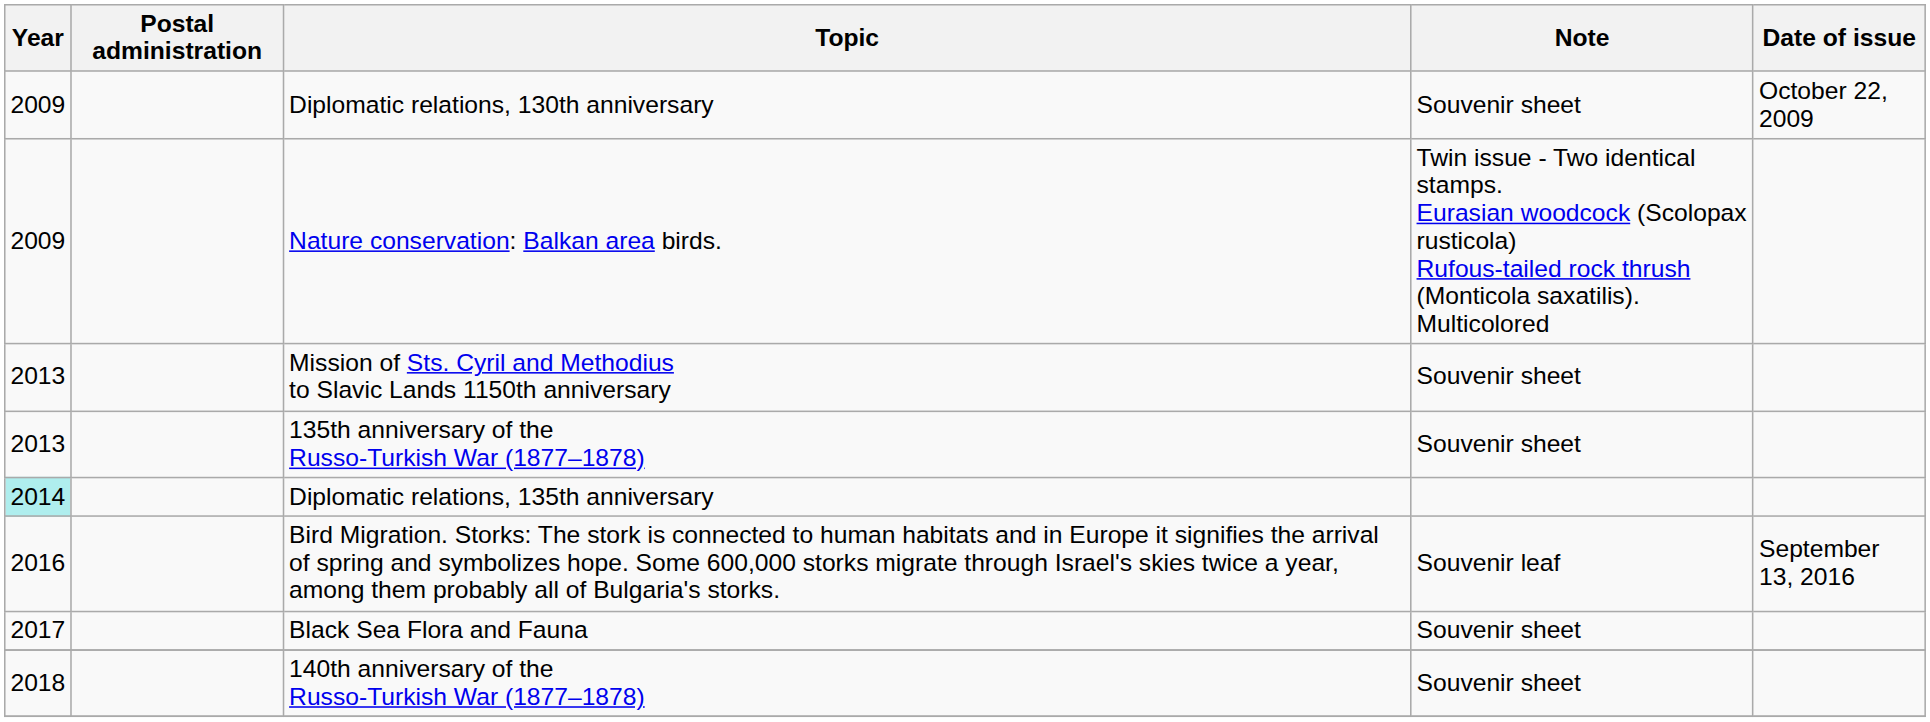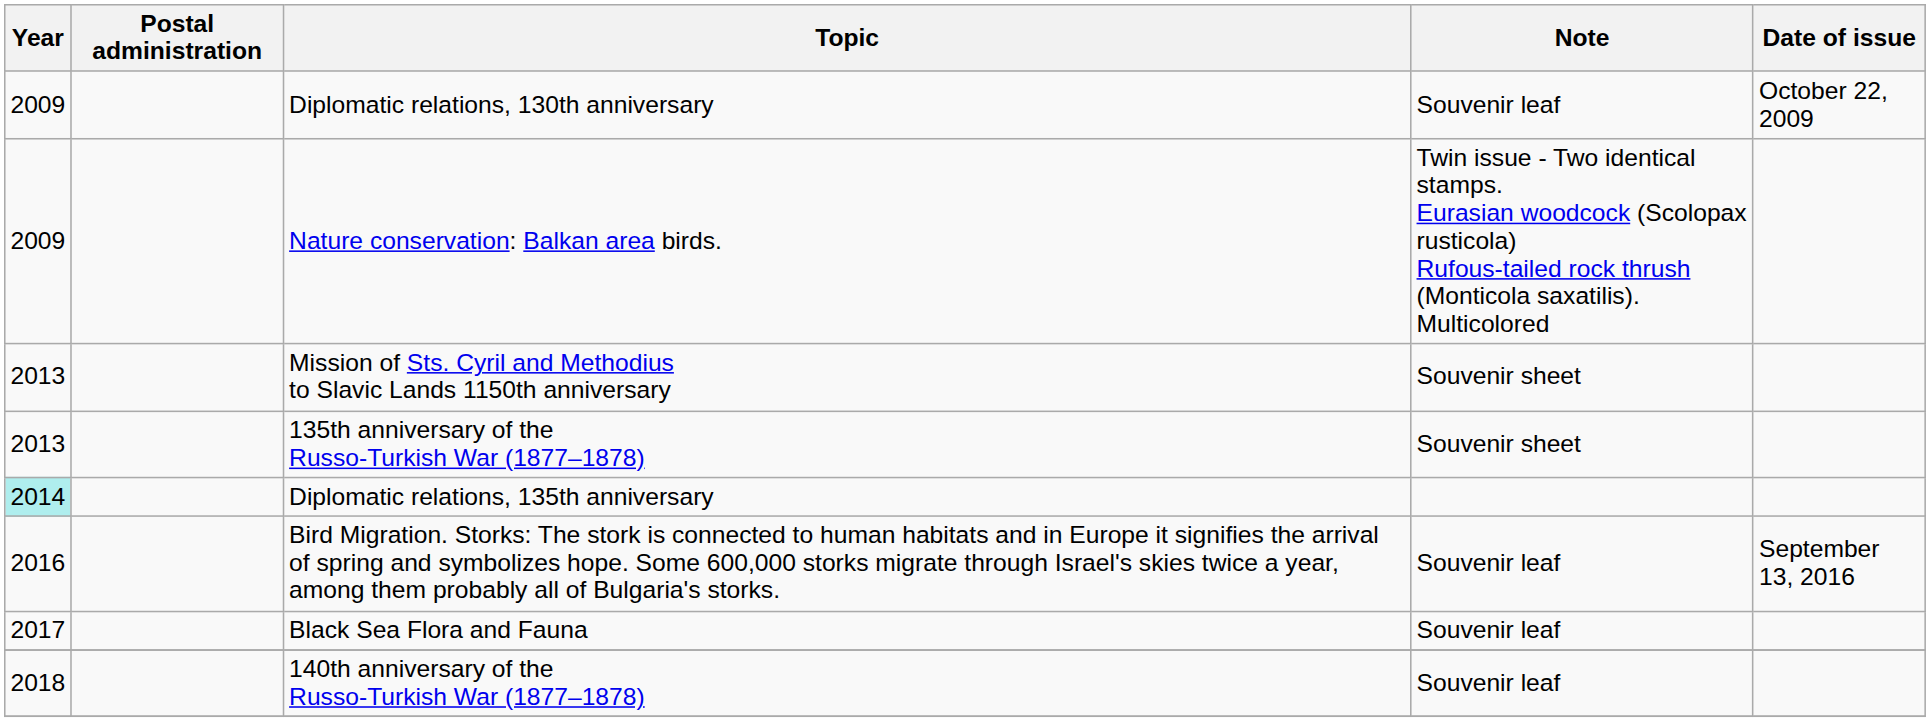(1499, 104) Souvenir sheet -> (1488, 104) Souvenir leaf
(1499, 630) Souvenir sheet -> (1488, 630) Souvenir leaf
(1499, 683) Souvenir sheet -> (1488, 683) Souvenir leaf
